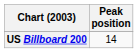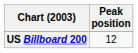(111, 39) 14 -> (111, 39) 12
